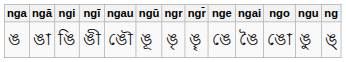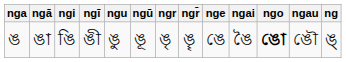columns swapped: (308, 13) <-> (120, 13)
(280, 39) normal -> (273, 39) bold
